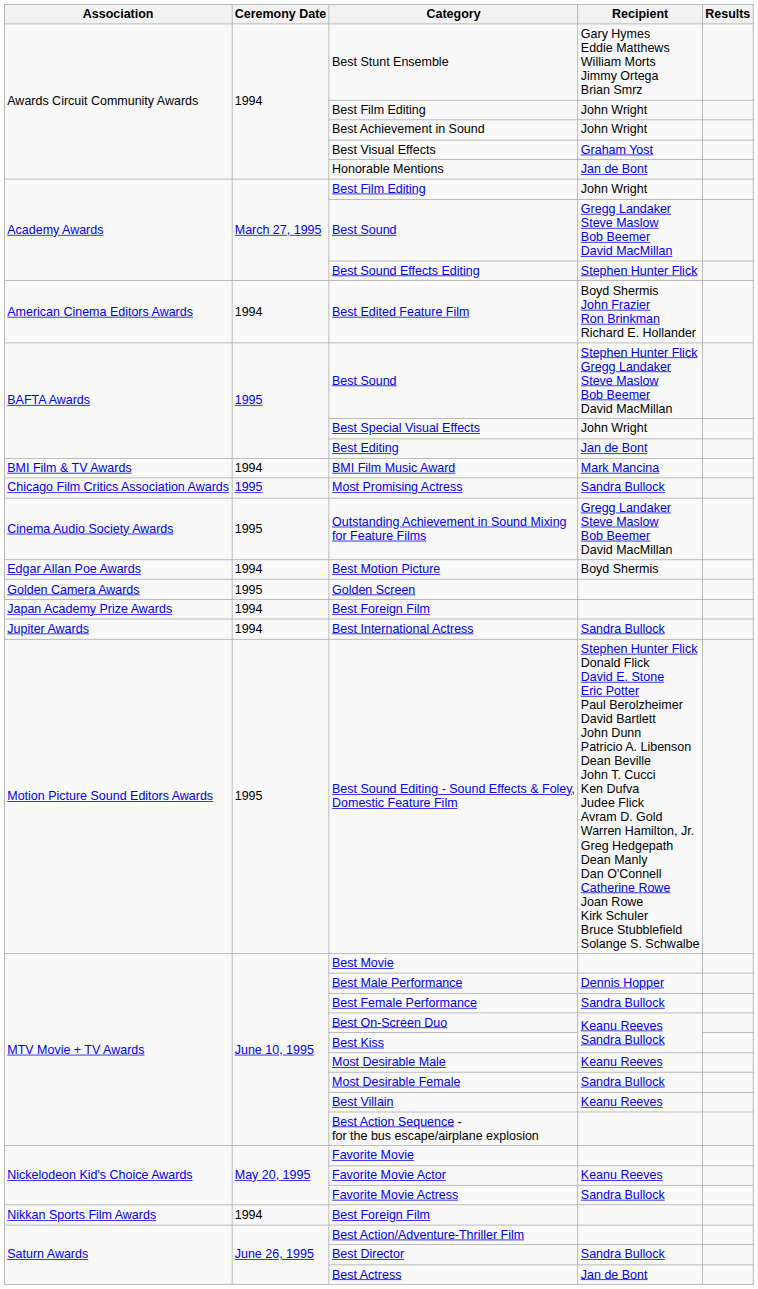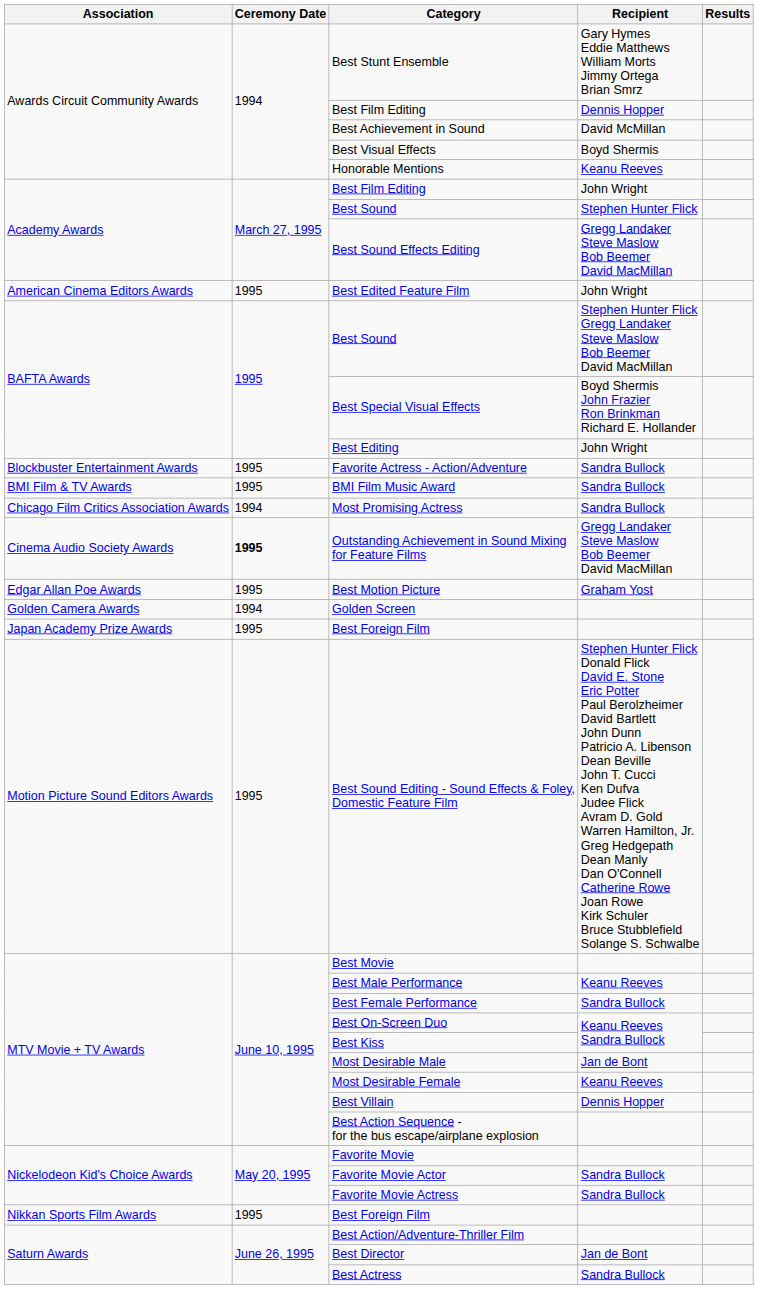(614, 110) John Wright -> (622, 110) Dennis Hopper
(614, 129) John Wright -> (623, 129) David McMillan
(617, 149) Graham Yost -> (620, 149) Boyd Shermis
(614, 169) Jan de Bont -> (622, 169) Keanu Reeves
(627, 230) Gregg Landaker Steve Maslow Bob Beemer David MacMillan -> (639, 209) Stephen Hunter Flick
(639, 271) Stephen Hunter Flick -> (627, 249) Gregg Landaker Steve Maslow Bob Beemer David MacMillan
(249, 311) 1994 -> (249, 290) 1995
(638, 311) Boyd Shermis John Frazier Ron Brinkman Richard E. Hollander -> (614, 290) John Wright
(614, 428) John Wright -> (638, 407) Boyd Shermis John Frazier Ron Brinkman Richard E. Hollander
(614, 448) Jan de Bont -> (614, 448) John Wright
+ row: (103, 468)
(249, 468) 1994 -> (249, 488) 1995
(620, 468) Mark Mancina -> (623, 488) Sandra Bullock
(249, 488) 1995 -> (249, 507) 1994
(249, 528) normal -> (249, 548) bold
(249, 569) 1994 -> (249, 589) 1995
(620, 569) Boyd Shermis -> (617, 589) Graham Yost
(249, 589) 1995 -> (249, 609) 1994
(249, 609) 1994 -> (249, 629) 1995
- row: (48, 629)
(622, 983) Dennis Hopper -> (622, 983) Keanu Reeves
(622, 1062) Keanu Reeves -> (614, 1062) Jan de Bont
(623, 1082) Sandra Bullock -> (622, 1082) Keanu Reeves
(622, 1102) Keanu Reeves -> (622, 1102) Dennis Hopper
(622, 1175) Keanu Reeves -> (623, 1175) Sandra Bullock
(249, 1215) 1994 -> (249, 1215) 1995
(623, 1254) Sandra Bullock -> (614, 1254) Jan de Bont
(614, 1274) Jan de Bont -> (623, 1274) Sandra Bullock
